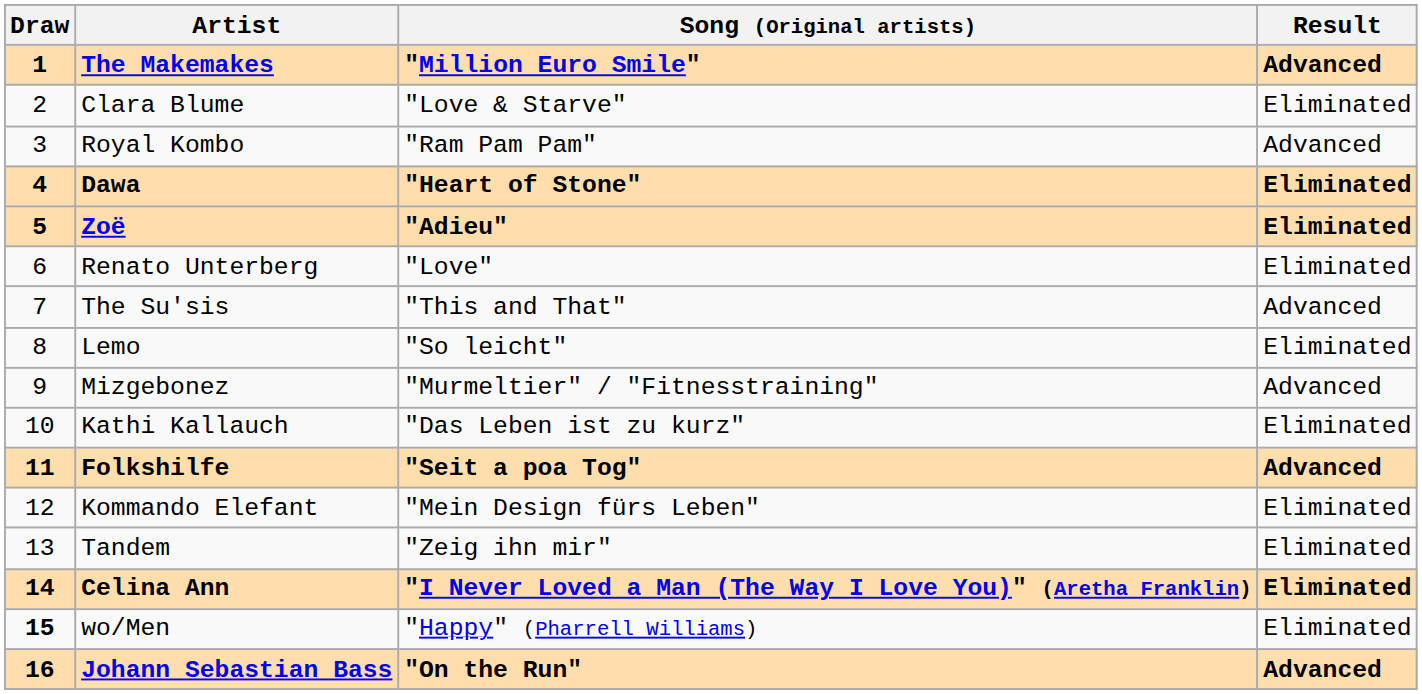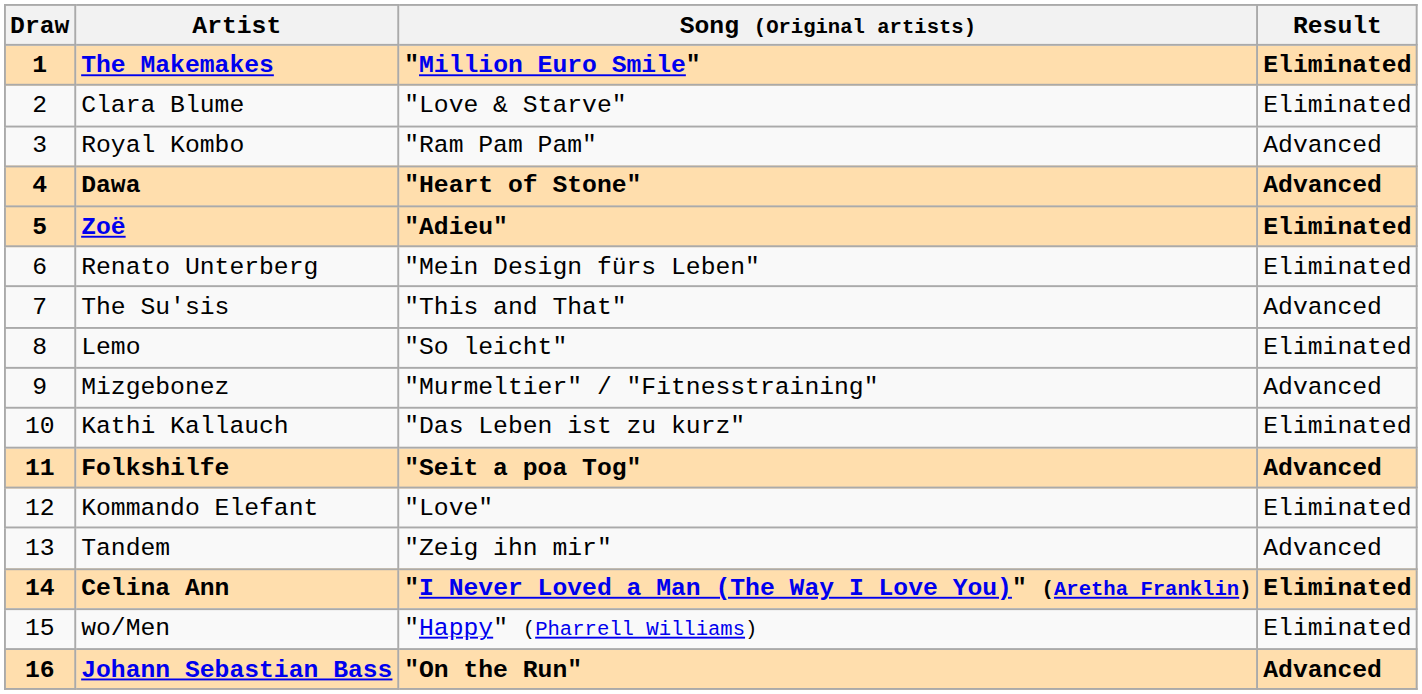(1323, 65) Advanced -> (1337, 65) Eliminated
(1337, 186) Eliminated -> (1323, 186) Advanced
(449, 267) "Love" -> (582, 267) "Mein Design fürs Leben"
(582, 508) "Mein Design fürs Leben" -> (449, 508) "Love"
(1337, 548) Eliminated -> (1323, 548) Advanced
(40, 629) bold -> (40, 629) normal
